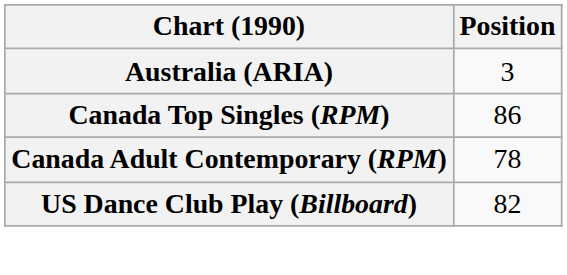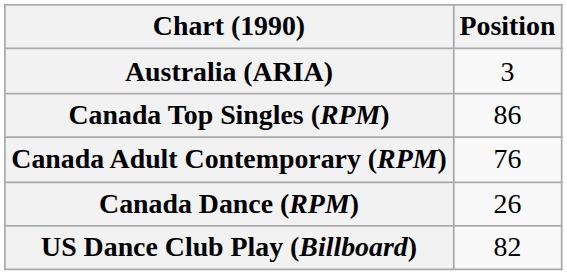(507, 159) 78 -> (507, 159) 76
+ row: (229, 203)
